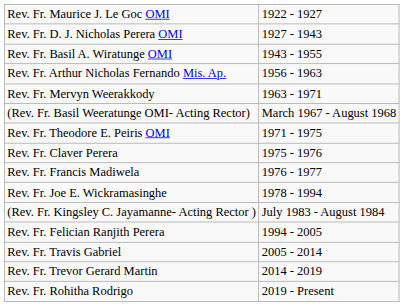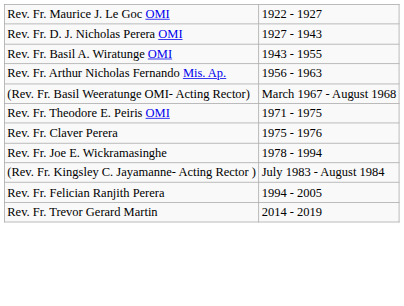- row: (81, 93)
- row: (73, 172)
- row: (64, 251)
- row: (70, 291)
